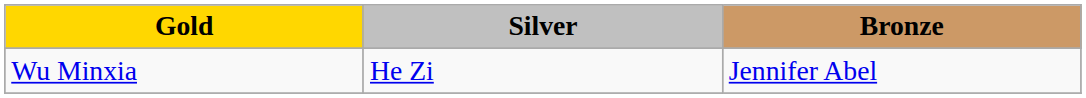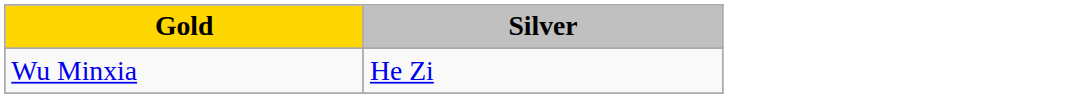- column: (902, 26)
